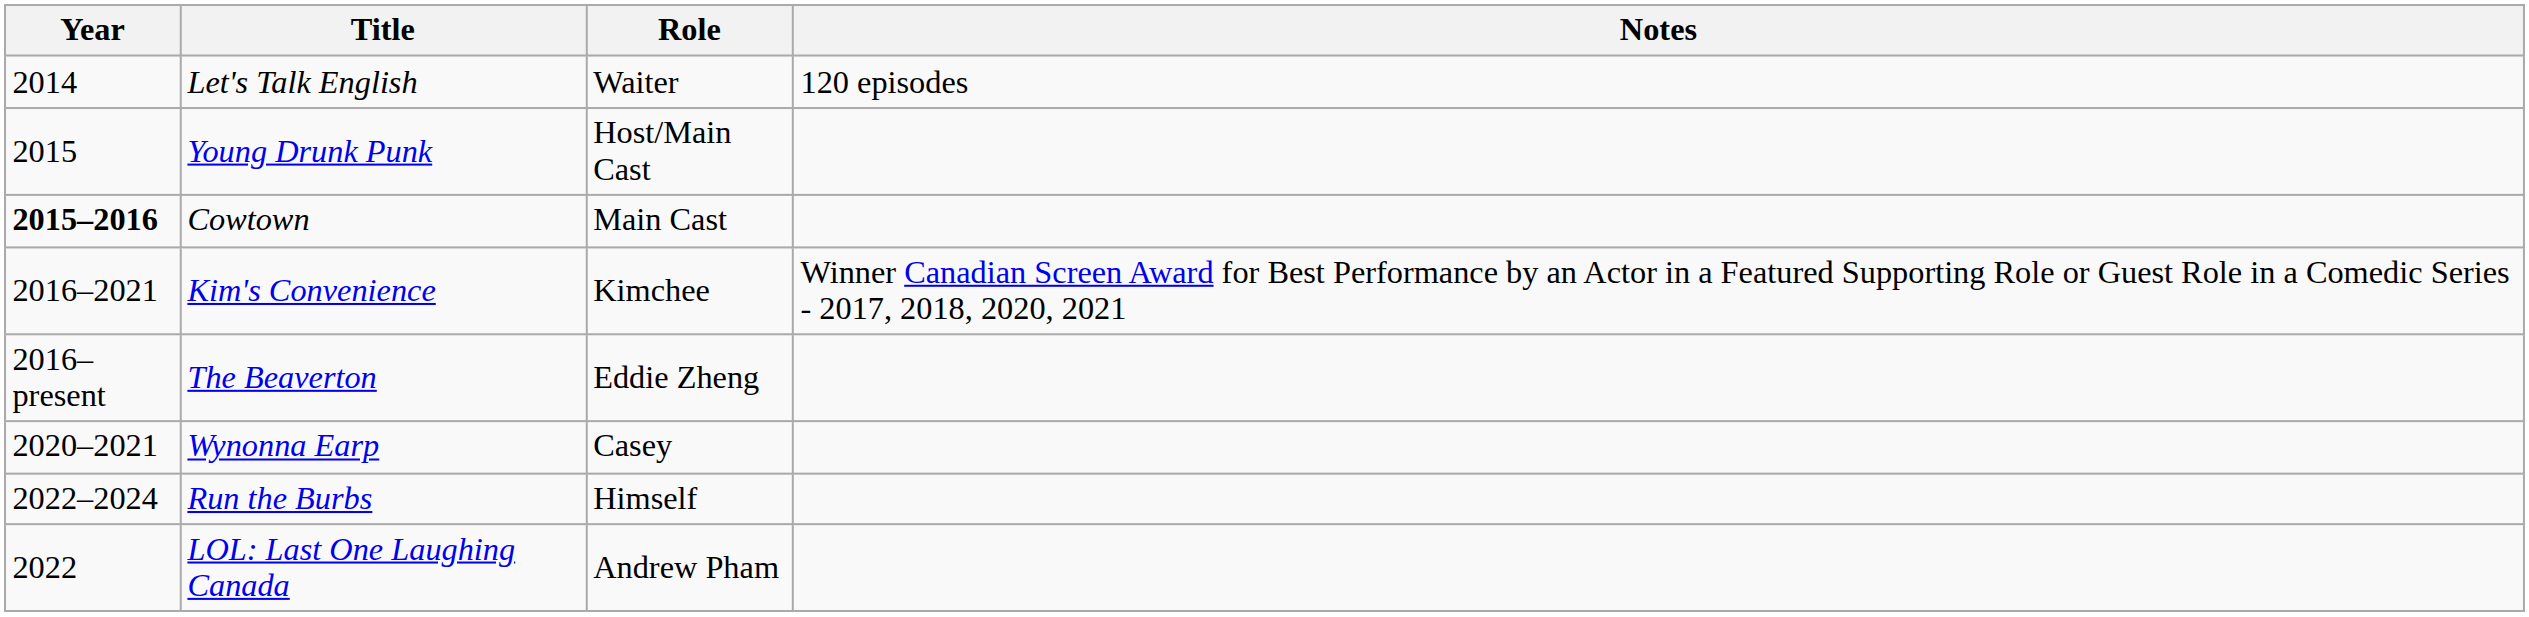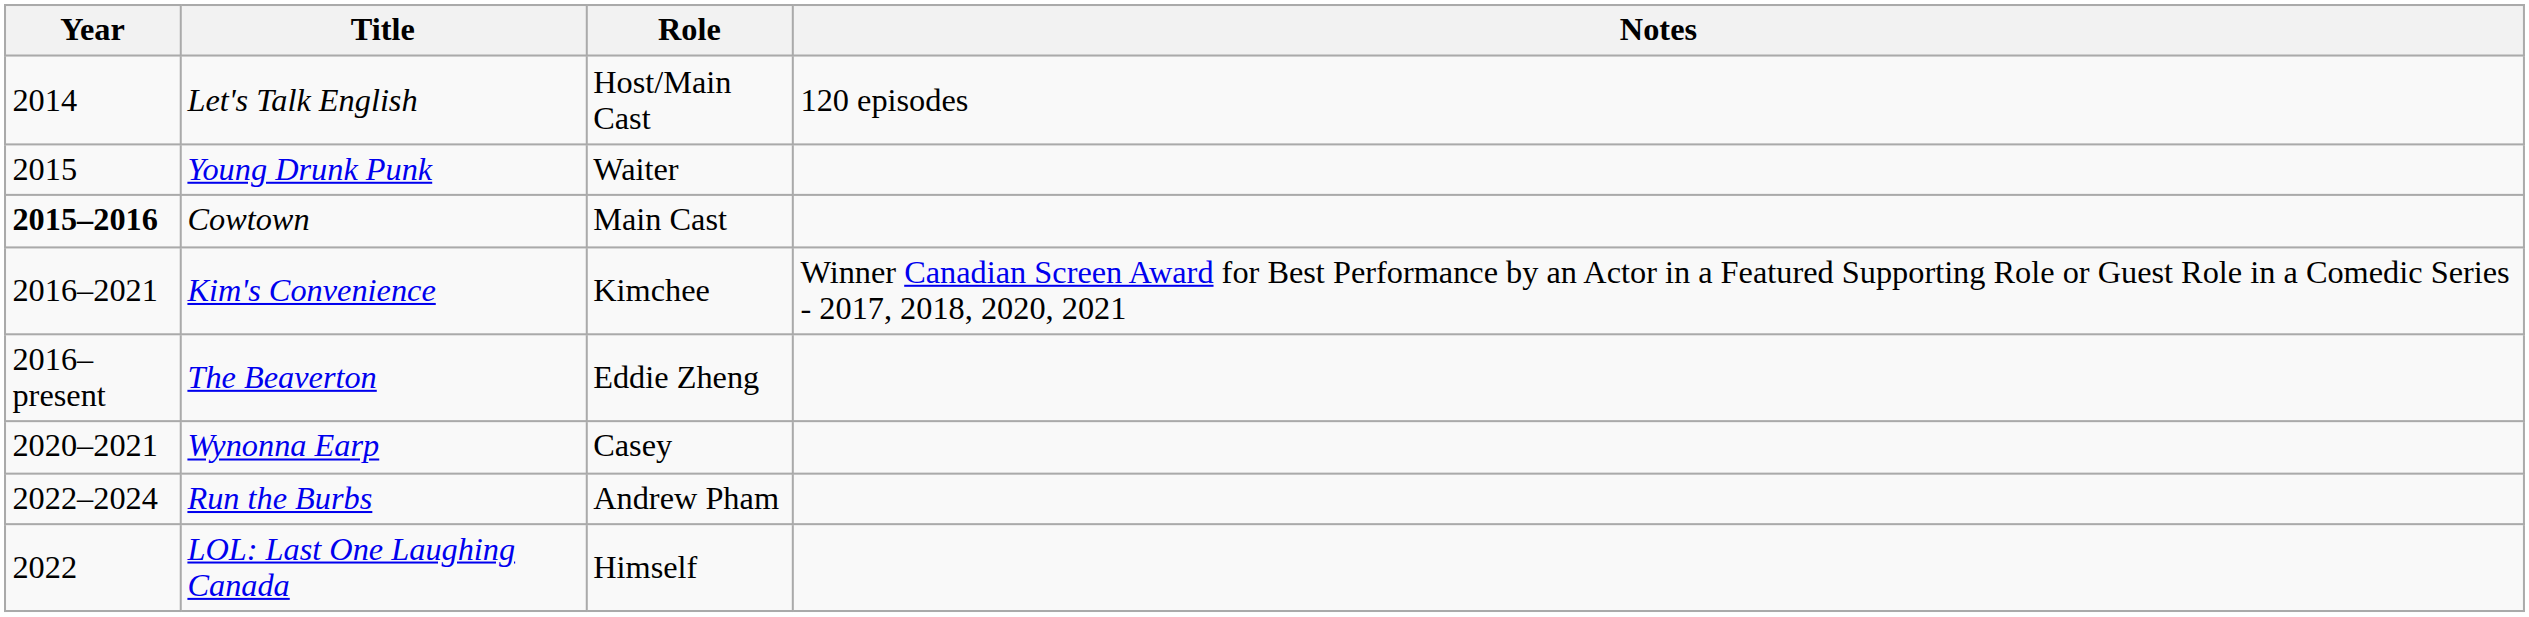(636, 81) Waiter -> (662, 99) Host/Main Cast
(662, 150) Host/Main Cast -> (636, 169) Waiter
(645, 498) Himself -> (686, 498) Andrew Pham
(686, 567) Andrew Pham -> (645, 567) Himself
